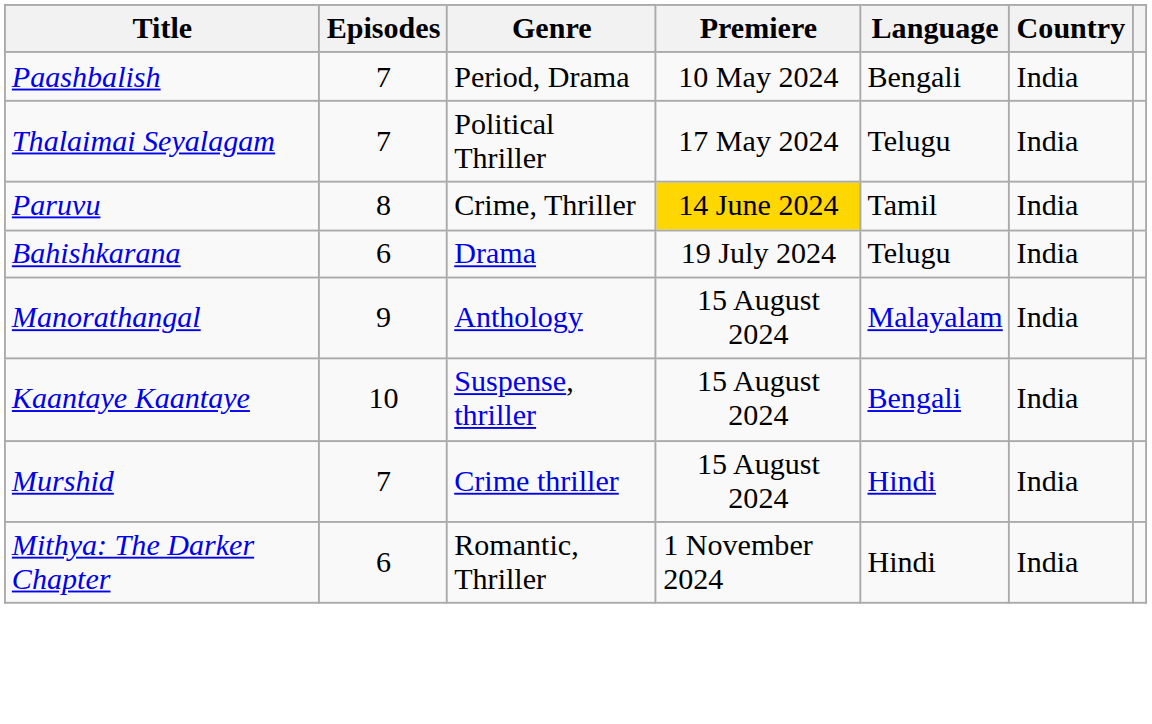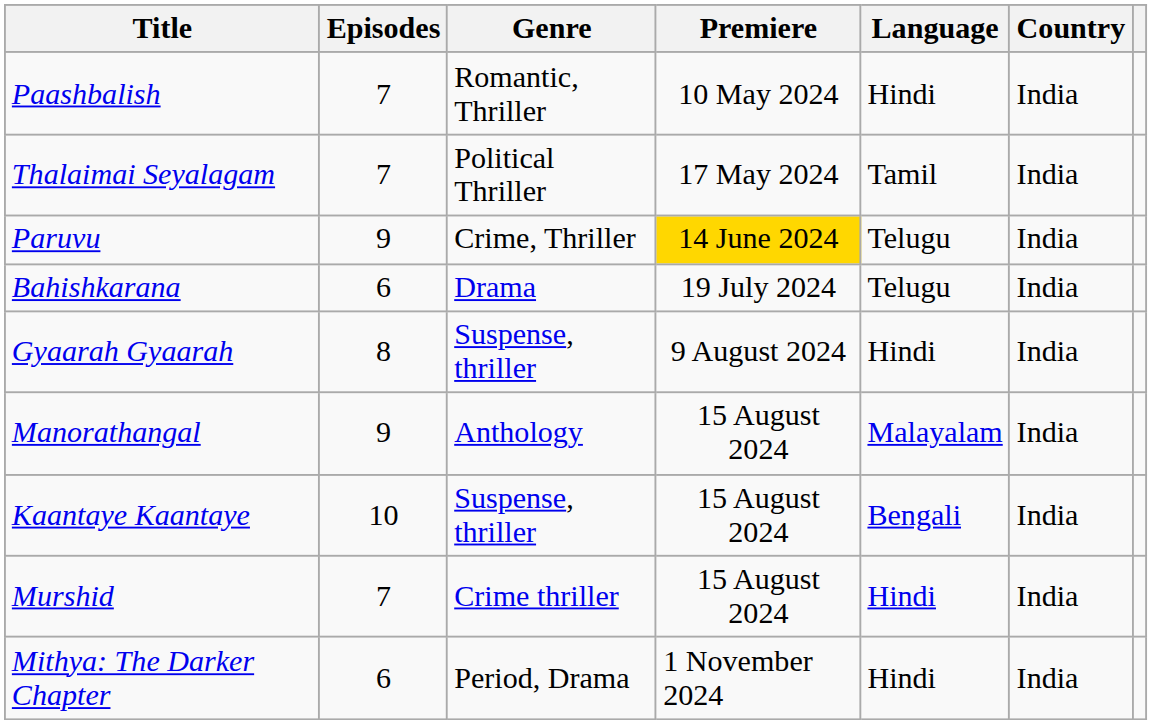(542, 76) Period, Drama -> (516, 92) Romantic, Thriller
(914, 76) Bengali -> (902, 92) Hindi
(909, 140) Telugu -> (902, 174) Tamil
(383, 205) 8 -> (383, 239) 9
(902, 205) Tamil -> (909, 239) Telugu
+ row: (123, 351)
(516, 562) Romantic, Thriller -> (542, 677) Period, Drama
